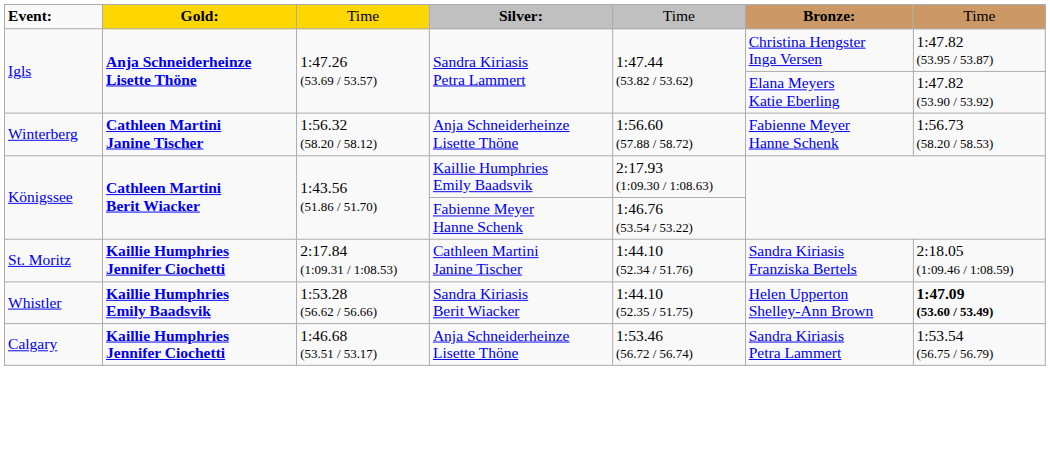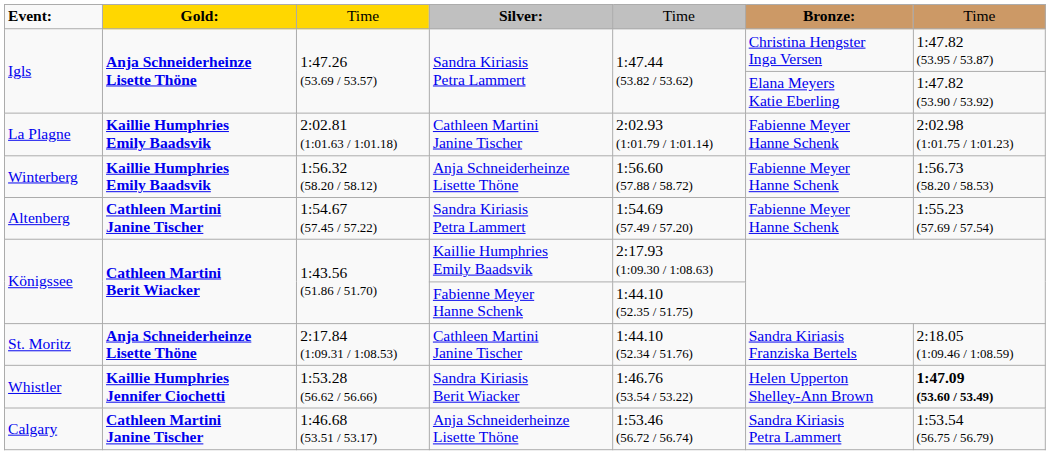+ row: (39, 134)
(164, 134) Cathleen Martini Janine Tischer -> (167, 176) Kaillie Humphries Emily Baadsvik
+ row: (39, 218)
(654, 218) 1:46.76 (53.54 / 53.22) -> (654, 302) 1:44.10 (52.35 / 51.75)
(167, 260) Kaillie Humphries Jennifer Ciochetti -> (179, 344) Anja Schneiderheinze Lisette Thöne
(167, 302) Kaillie Humphries Emily Baadsvik -> (167, 386) Kaillie Humphries Jennifer Ciochetti
(654, 302) 1:44.10 (52.35 / 51.75) -> (654, 386) 1:46.76 (53.54 / 53.22)
(167, 344) Kaillie Humphries Jennifer Ciochetti -> (164, 428) Cathleen Martini Janine Tischer
